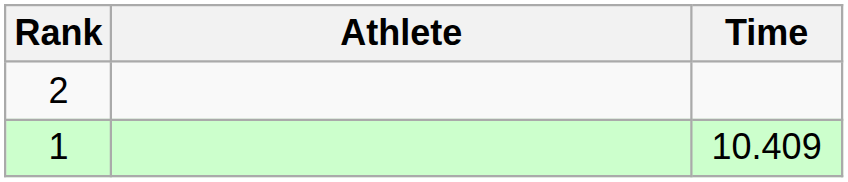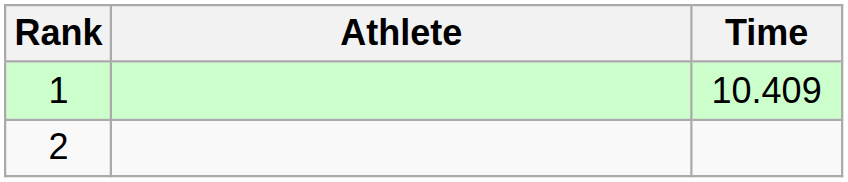rows swapped: (58, 147) <-> (58, 90)
